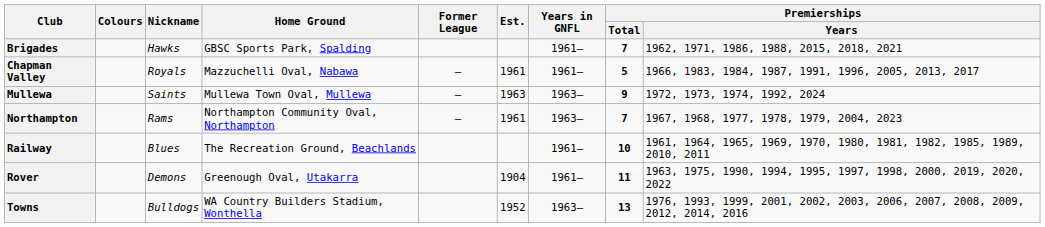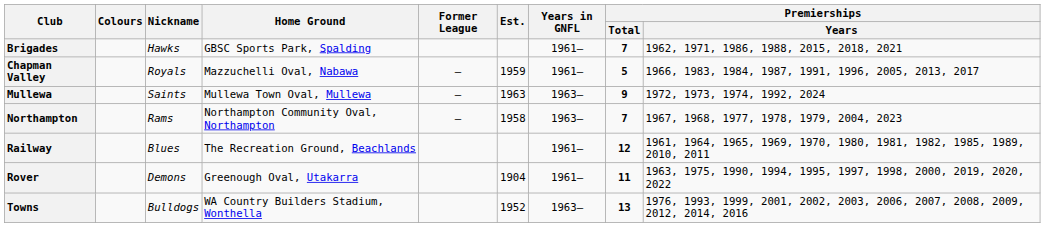(513, 71) 1961 -> (513, 71) 1959
(513, 118) 1961 -> (513, 118) 1958
(624, 148) 10 -> (624, 148) 12
